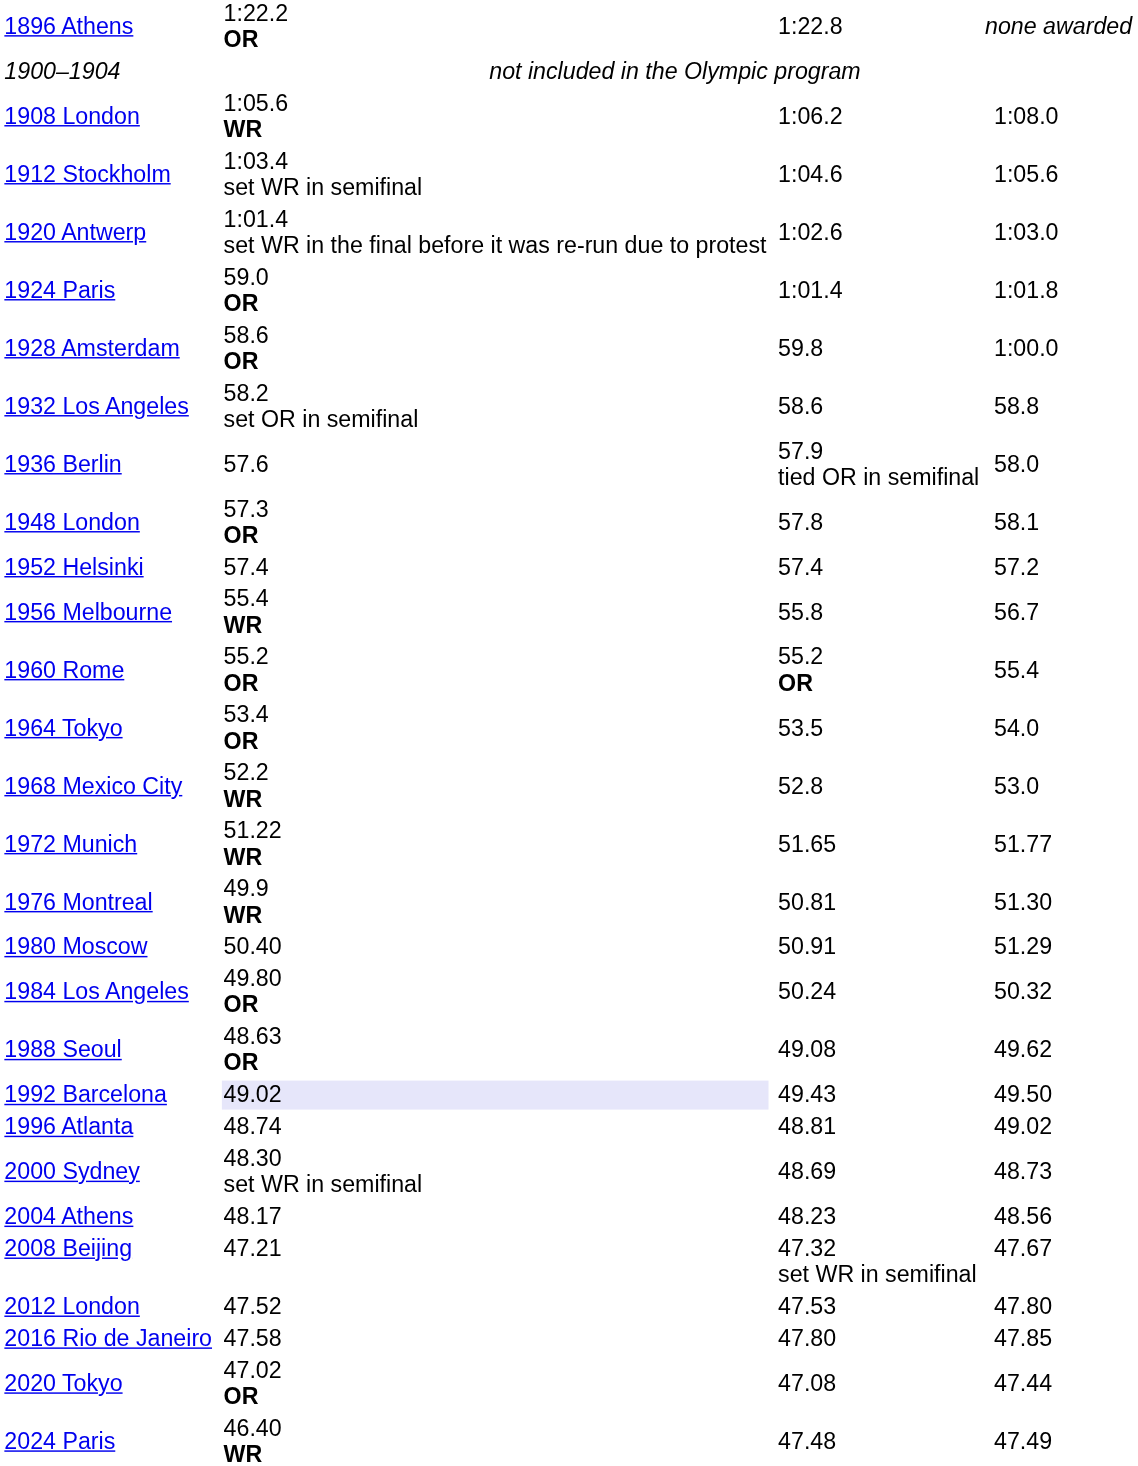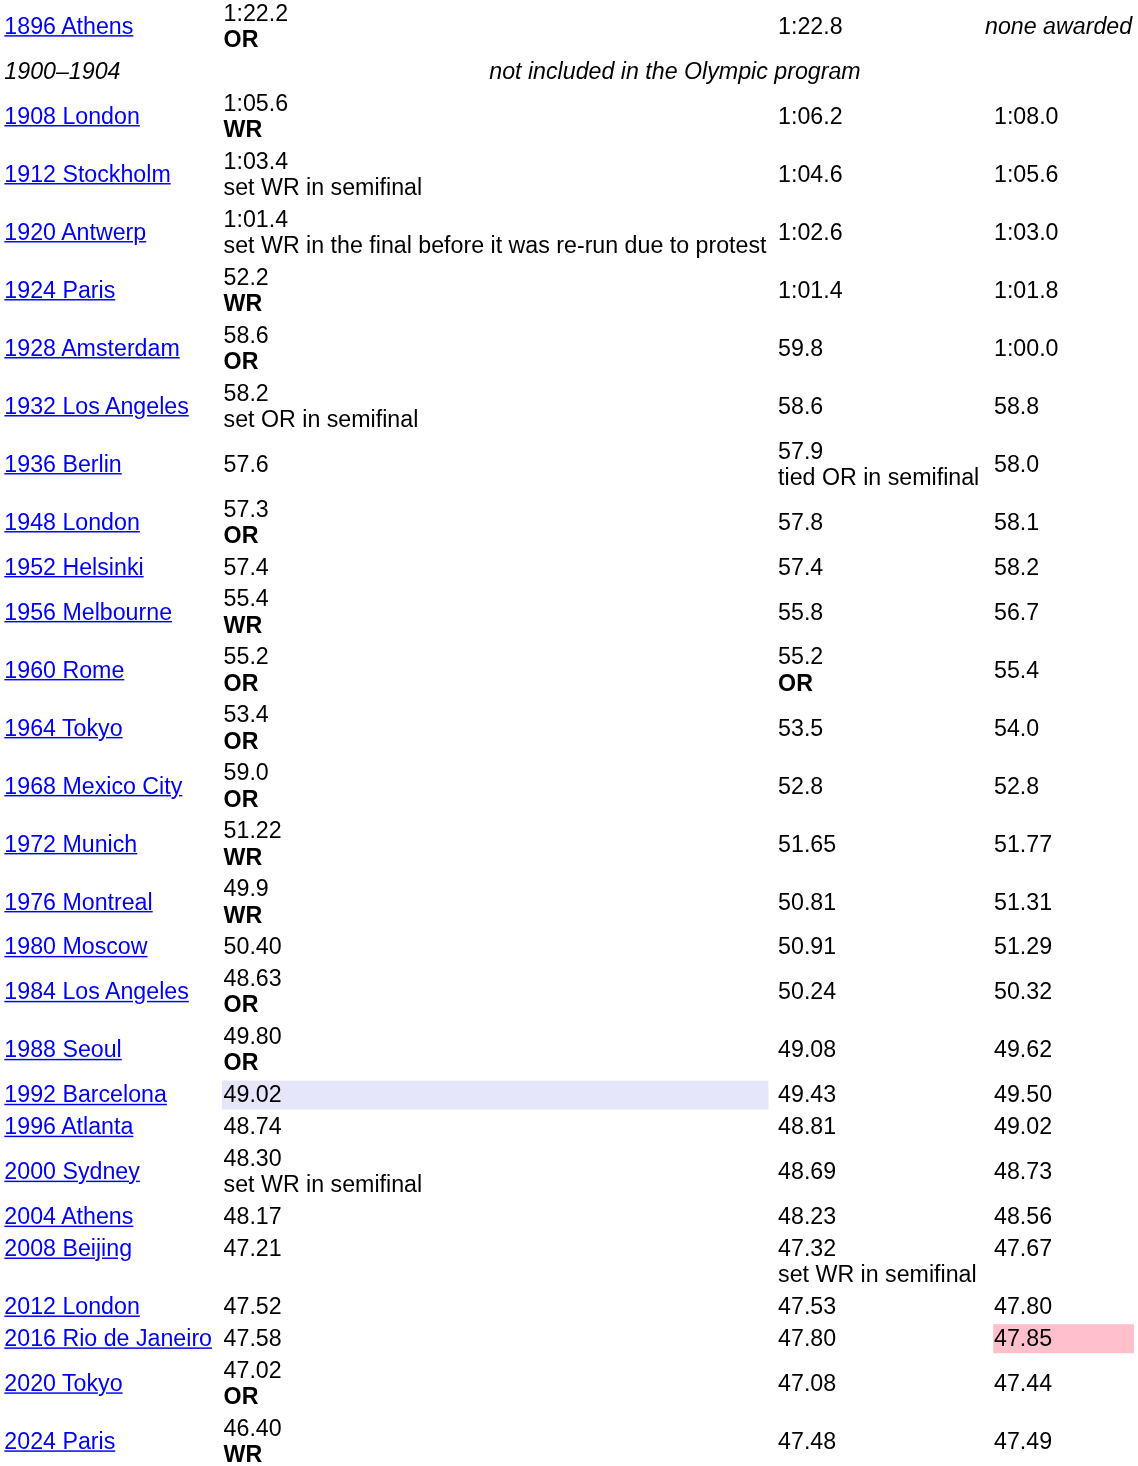(246, 290) 59.0 OR -> (246, 290) 52.2 WR
(1017, 567) 57.2 -> (1017, 567) 58.2
(246, 786) 52.2 WR -> (246, 786) 59.0 OR
(1017, 786) 53.0 -> (1017, 786) 52.8
(1023, 902) 51.30 -> (1023, 902) 51.31
(253, 991) 49.80 OR -> (253, 991) 48.63 OR
(253, 1049) 48.63 OR -> (253, 1049) 49.80 OR
(1023, 1338) no background -> (1023, 1338) pink background
